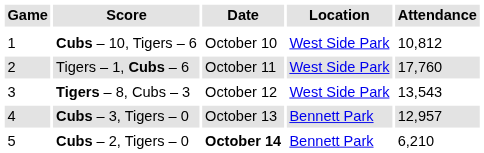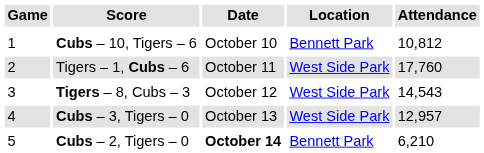(339, 42) West Side Park -> (331, 42) Bennett Park
(420, 92) 13,543 -> (420, 92) 14,543
(331, 116) Bennett Park -> (339, 116) West Side Park
